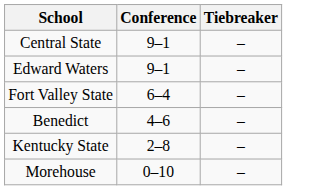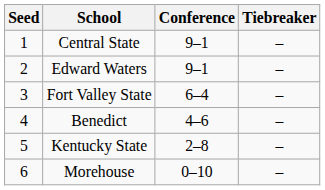+ column: (24, 17)
